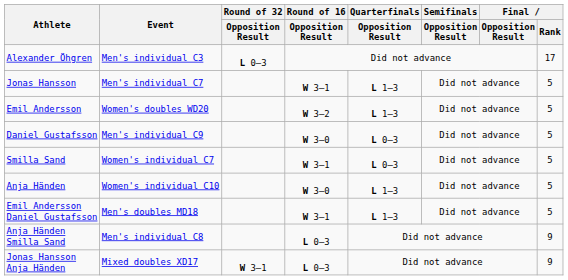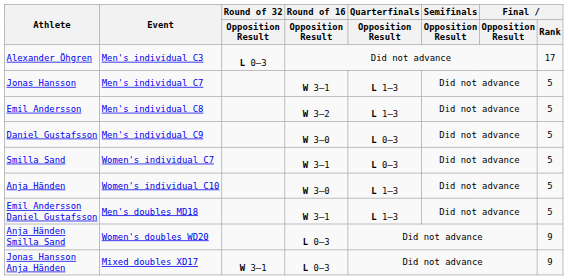(155, 109) Women's doubles WD20 -> (153, 109) Men's individual C8
(153, 236) Men's individual C8 -> (155, 236) Women's doubles WD20
